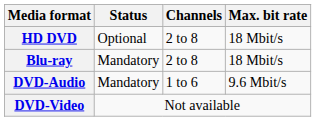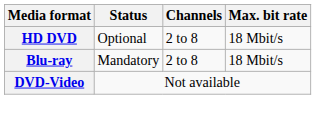- row: (49, 82)
